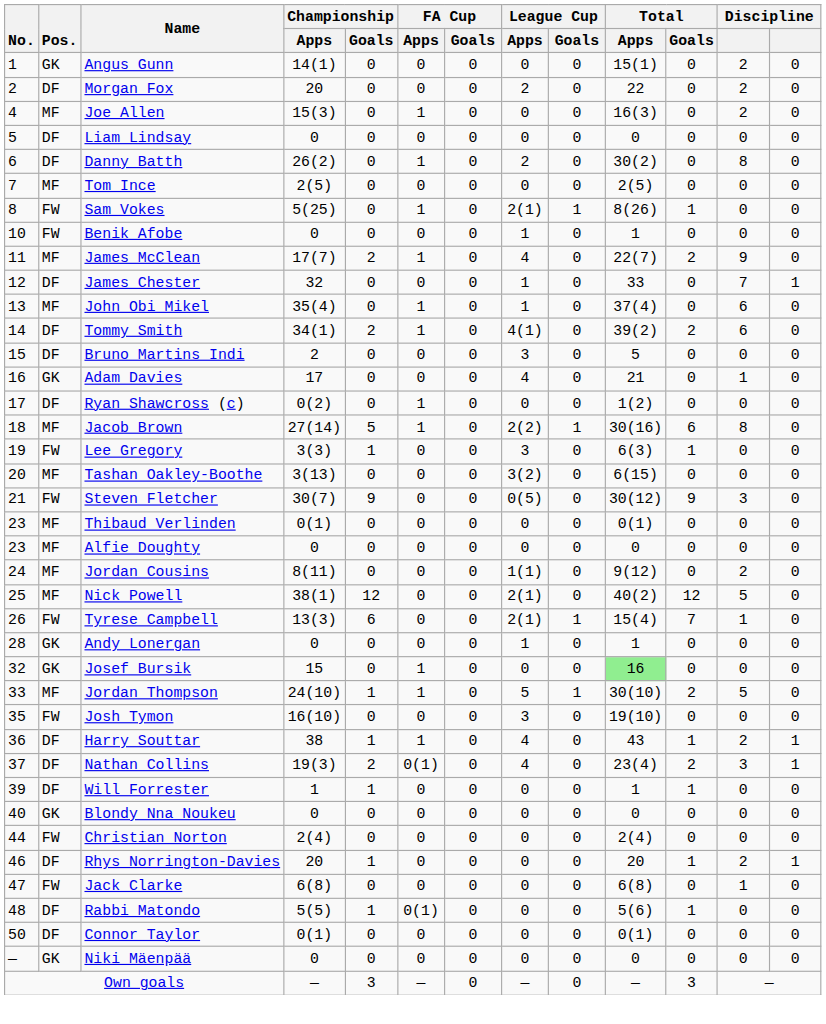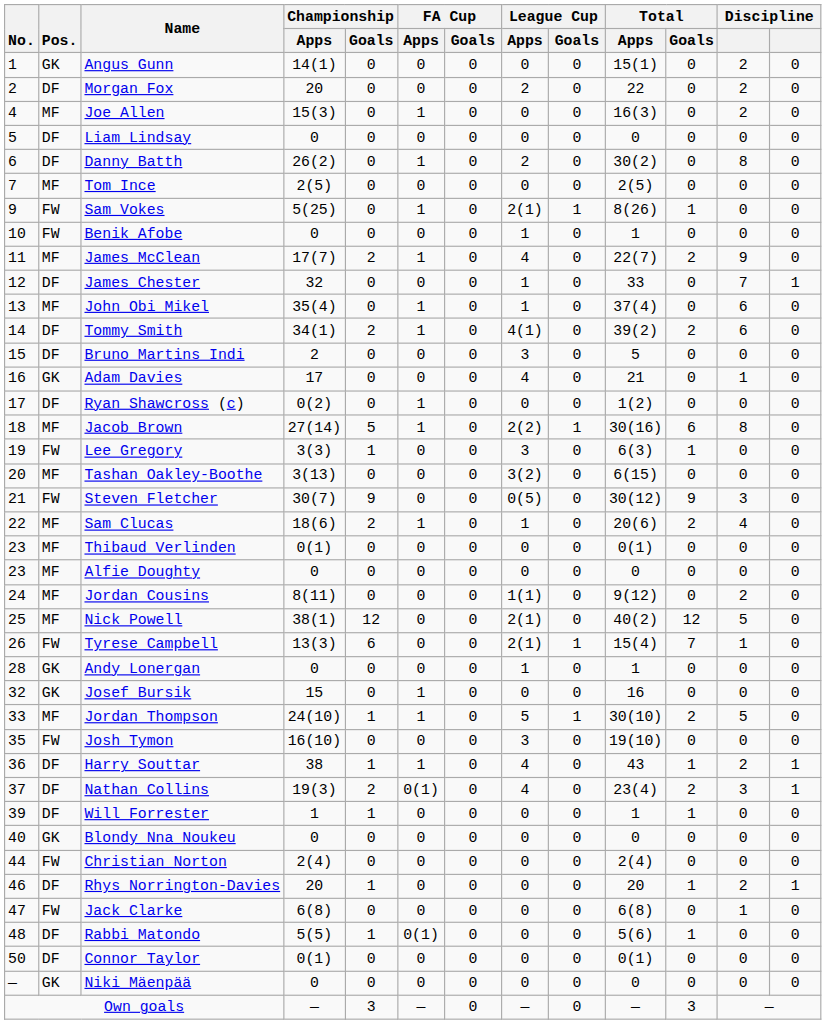(13, 210) 8 -> (13, 210) 9
+ row: (129, 524)
(636, 669) lightgreen background -> (636, 693) no background
